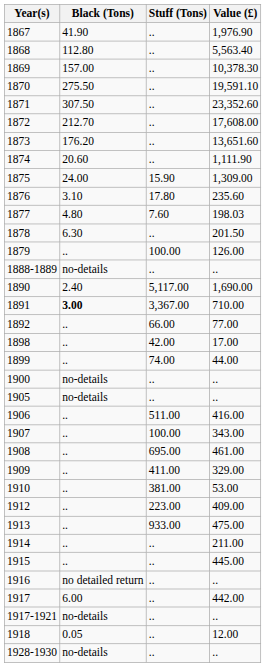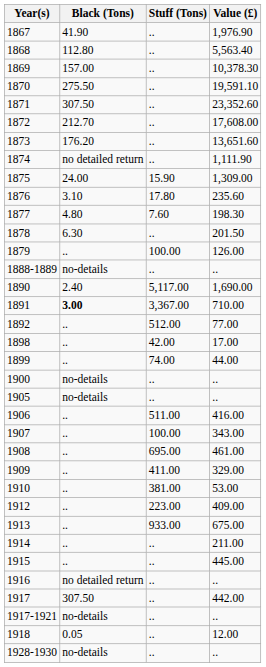(75, 159) 20.60 -> (103, 159) no detailed return
(228, 214) 198.03 -> (228, 214) 198.30
(162, 324) 66.00 -> (165, 324) 512.00
(228, 525) 475.00 -> (228, 525) 675.00
(72, 598) 6.00 -> (78, 598) 307.50
